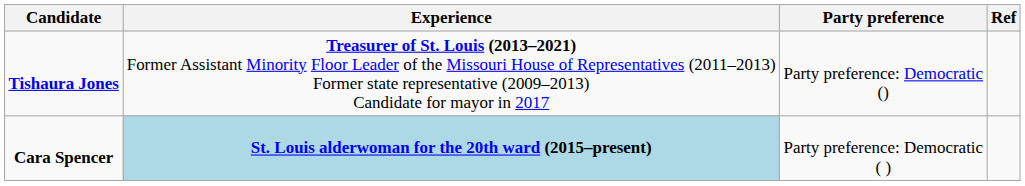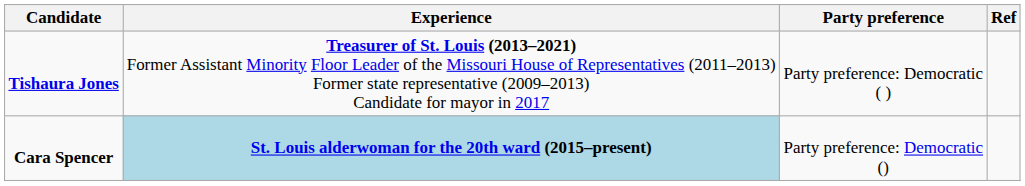(883, 83) Party preference: Democratic () -> (883, 83) Party preference: Democratic ( )
(883, 157) Party preference: Democratic ( ) -> (883, 157) Party preference: Democratic ()
